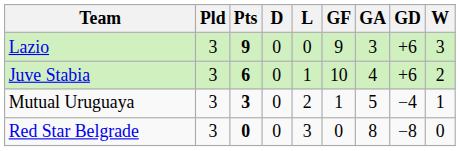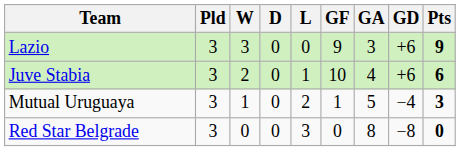columns swapped: (440, 18) <-> (246, 18)
